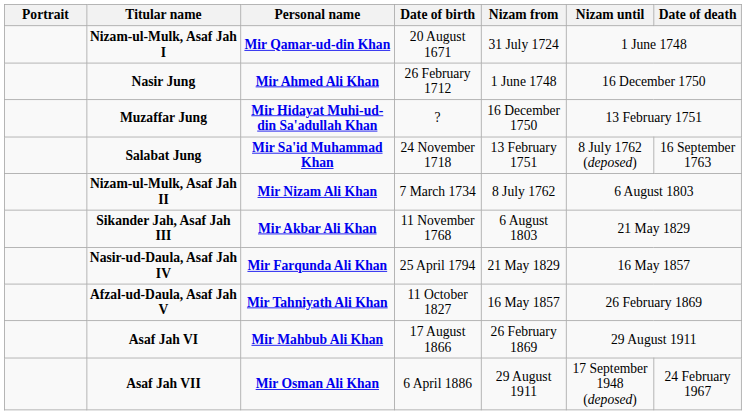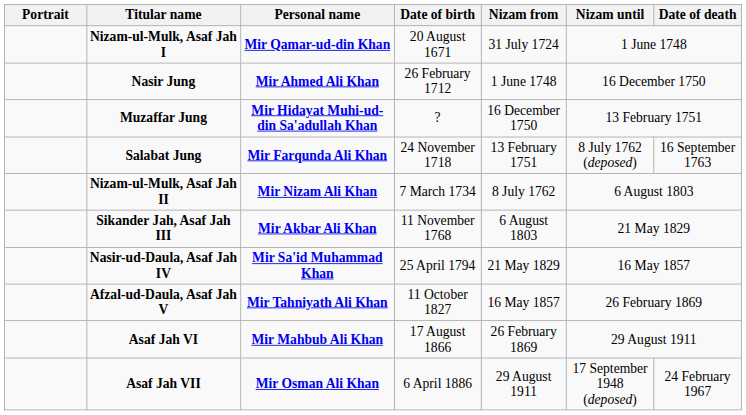(317, 155) Mir Sa'id Muhammad Khan -> (317, 155) Mir Farqunda Ali Khan
(317, 265) Mir Farqunda Ali Khan -> (317, 265) Mir Sa'id Muhammad Khan
